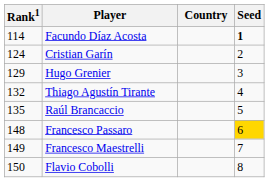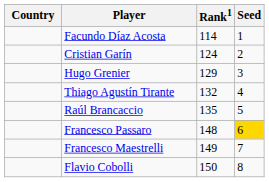columns swapped: (206, 15) <-> (23, 15)
(240, 35) bold -> (240, 35) normal
